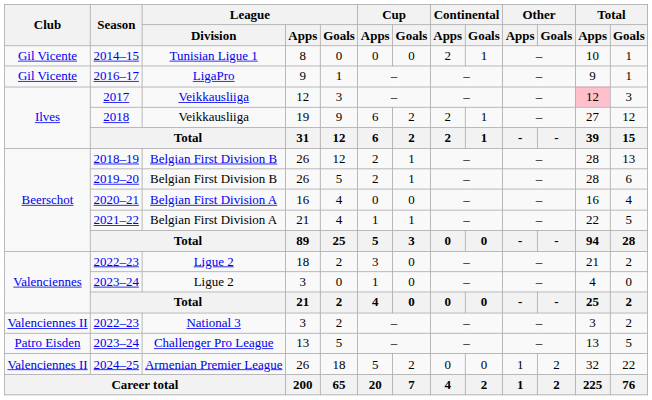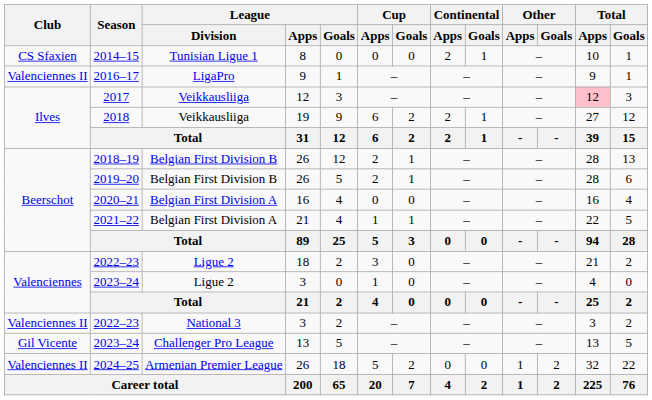(48, 55) Gil Vicente -> (48, 55) CS Sfaxien
(48, 76) Gil Vicente -> (48, 76) Valenciennes II
(48, 343) Patro Eisden -> (48, 343) Gil Vicente
